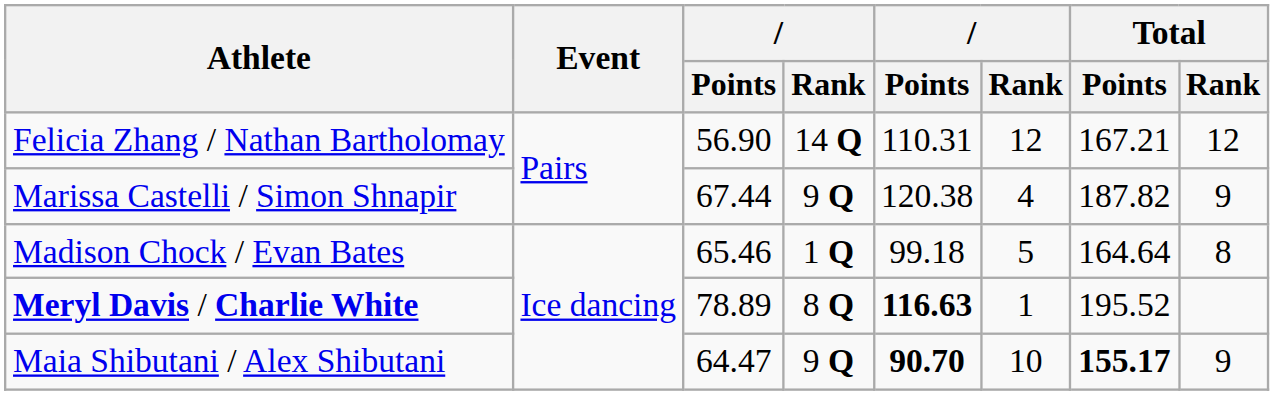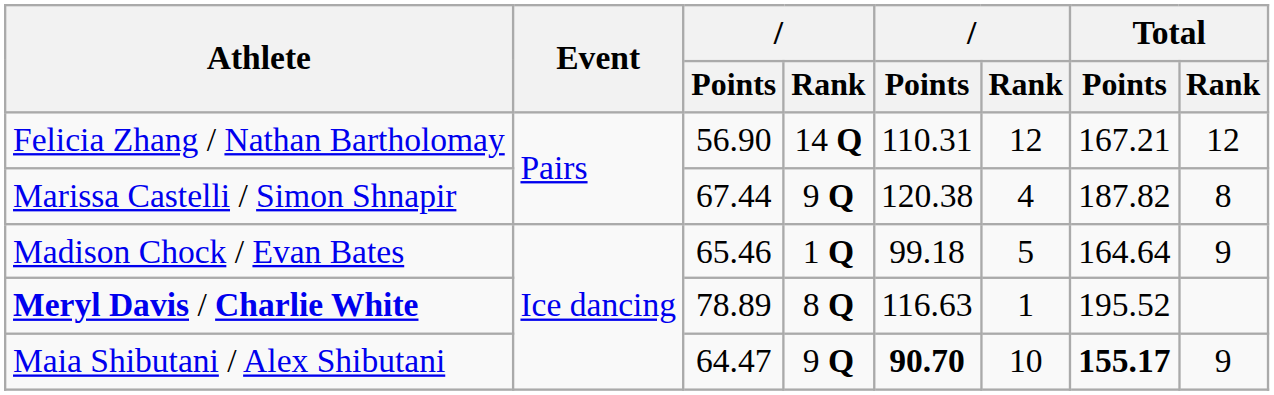(1223, 195) 9 -> (1223, 195) 8
(1223, 250) 8 -> (1223, 250) 9
(927, 306) bold -> (927, 306) normal
